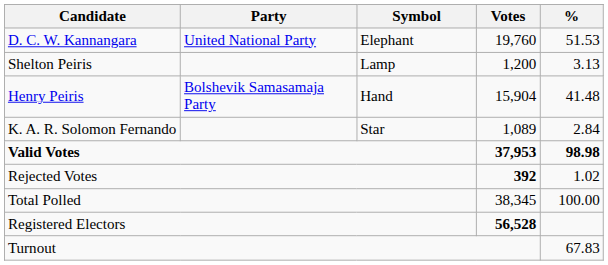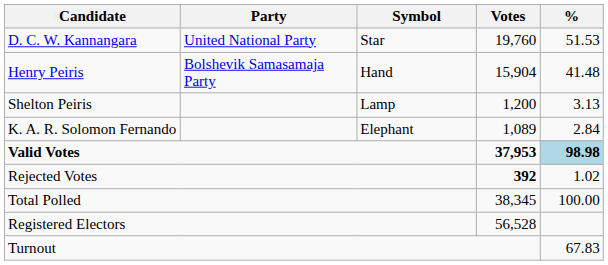(387, 40) Elephant -> (372, 40) Star
rows swapped: (46, 96) <-> (50, 64)
(372, 128) Star -> (387, 128) Elephant
(583, 152) no background -> (583, 152) lightblue background
(516, 224) bold -> (516, 224) normal
